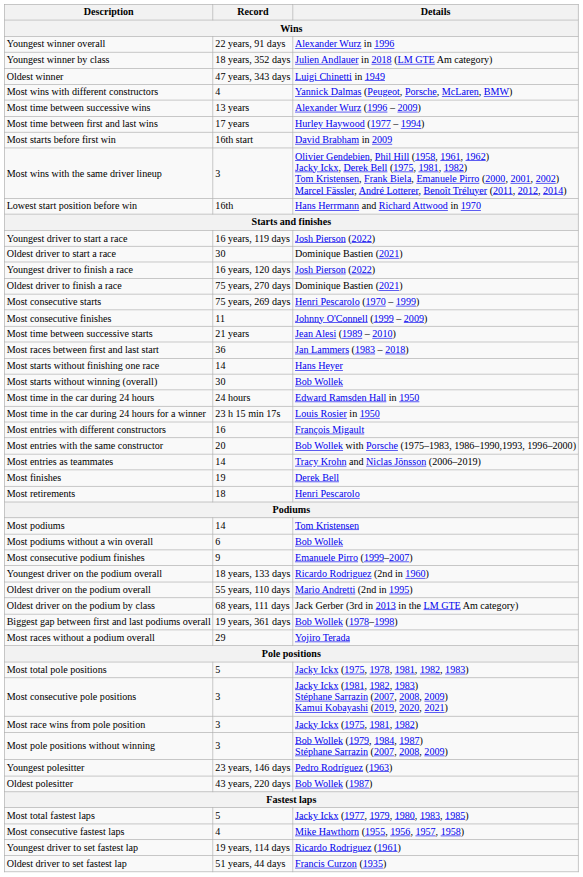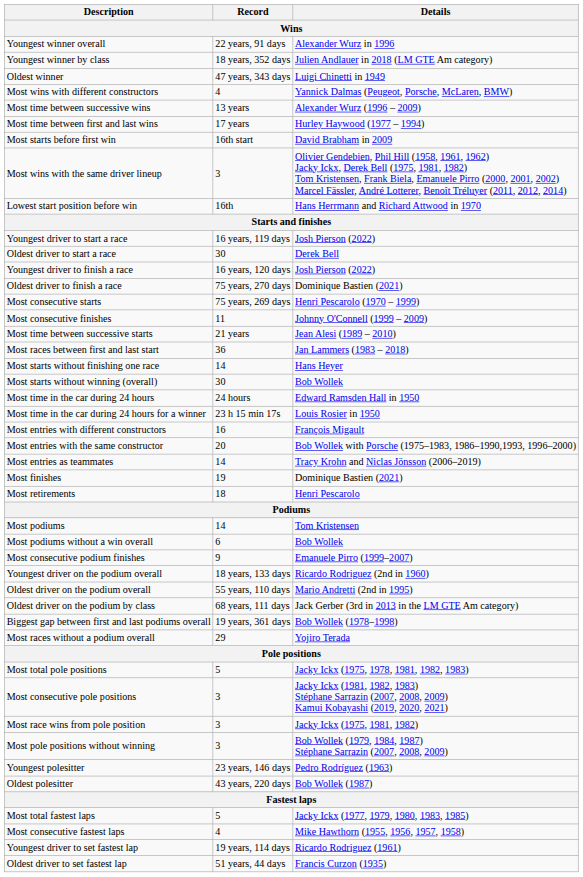(349, 254) Dominique Bastien (2021) -> (317, 254) Derek Bell
(317, 478) Derek Bell -> (349, 478) Dominique Bastien (2021)
